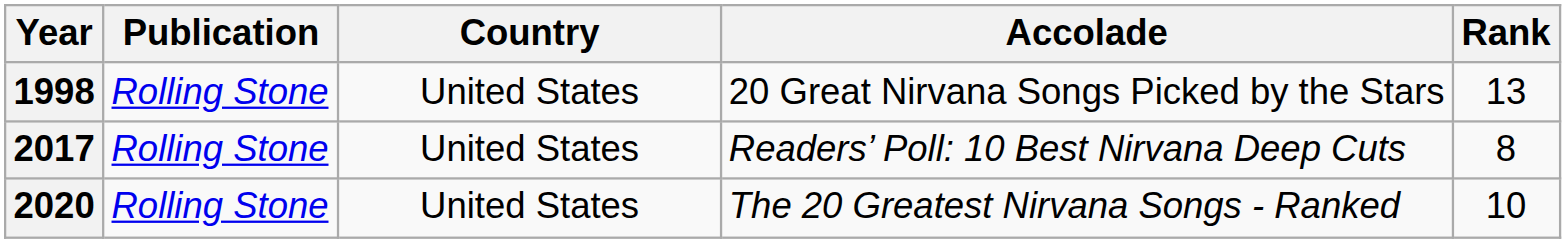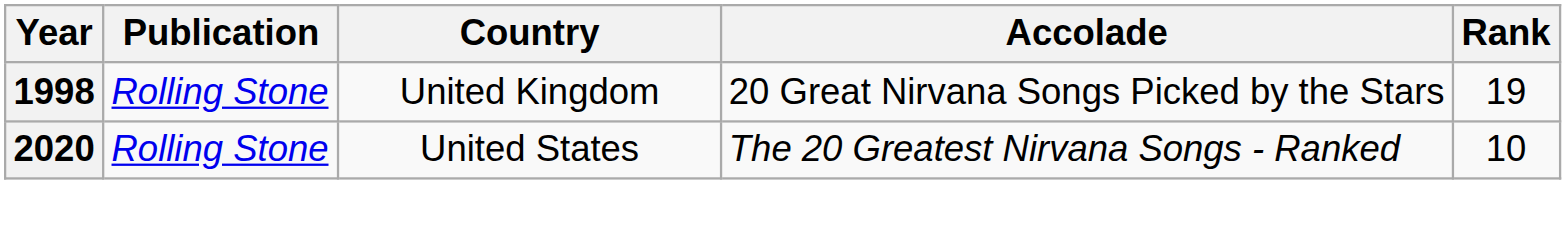(530, 91) United States -> (530, 91) United Kingdom
(1506, 91) 13 -> (1506, 91) 19
- row: (54, 149)
